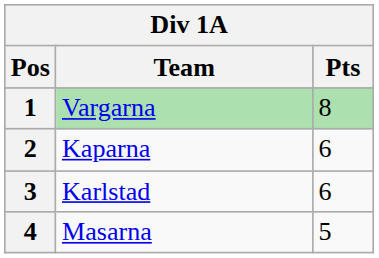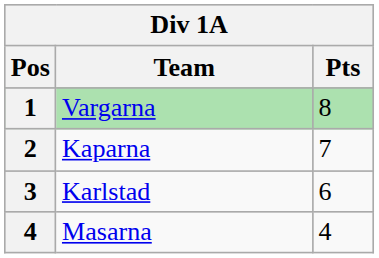(325, 149) 6 -> (325, 149) 7
(325, 231) 5 -> (325, 231) 4
